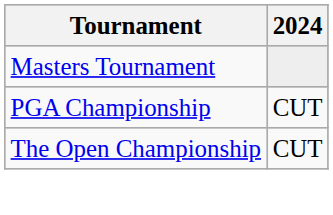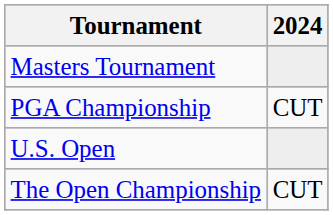+ row: (63, 148)
